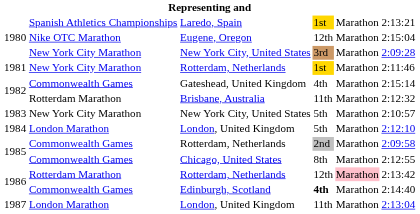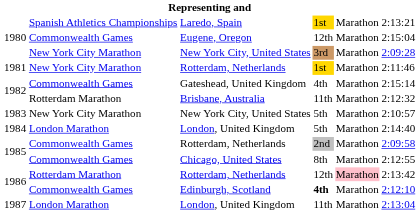(75, 37) Nike OTC Marathon -> (81, 37) Commonwealth Games
(398, 128) 2:12:10 -> (398, 128) 2:14:40
(398, 189) 2:14:40 -> (398, 189) 2:12:10
